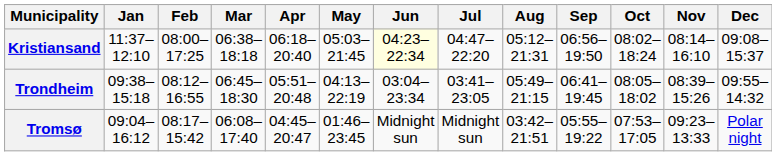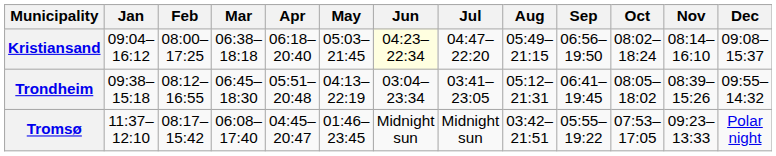(131, 48) 11:37–12:10 -> (131, 48) 09:04–16:12
(530, 48) 05:12–21:31 -> (530, 48) 05:49–21:15
(530, 89) 05:49–21:15 -> (530, 89) 05:12–21:31
(131, 130) 09:04–16:12 -> (131, 130) 11:37–12:10
